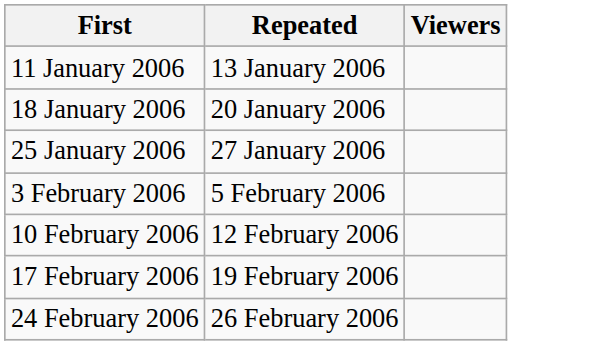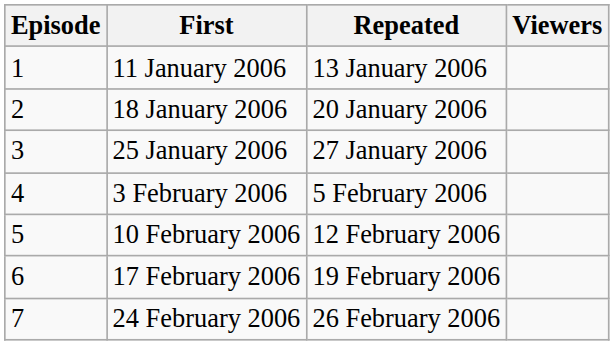+ column: (56, 25)
